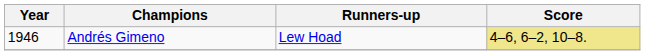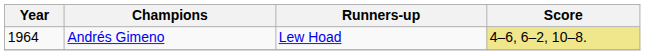(23, 37) 1946 -> (23, 37) 1964
